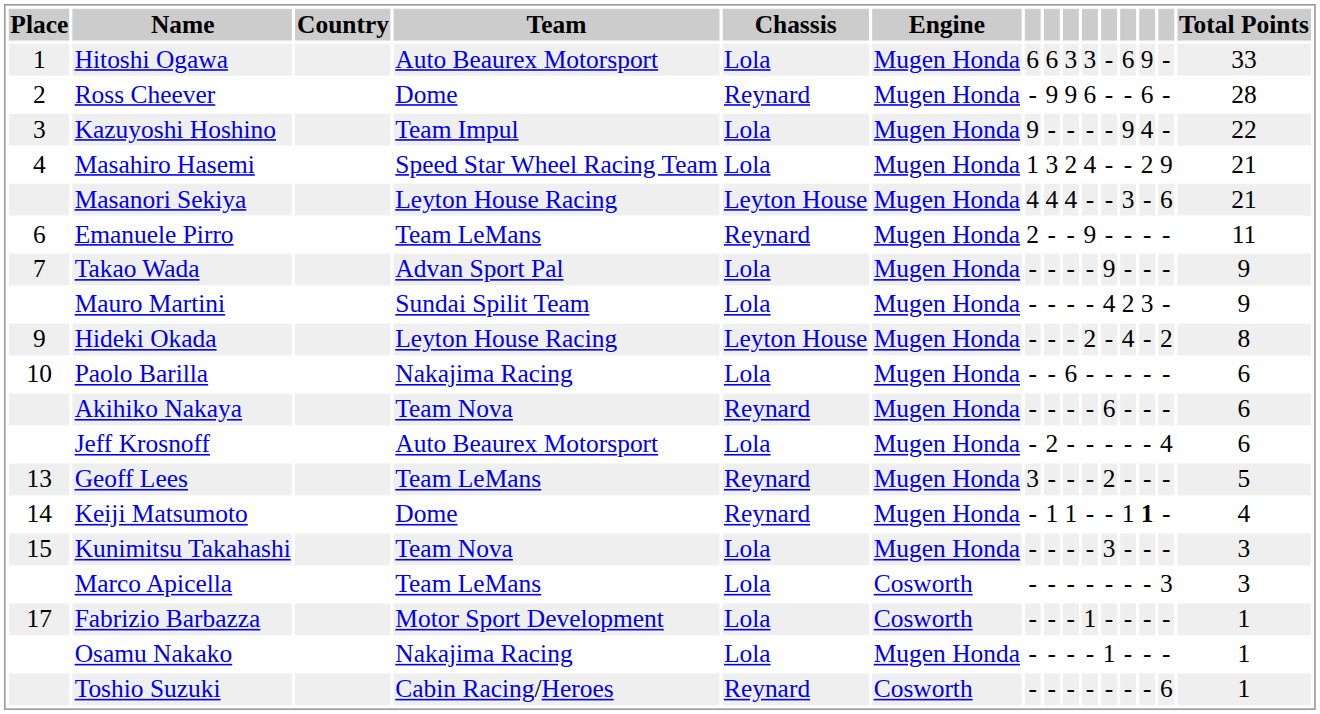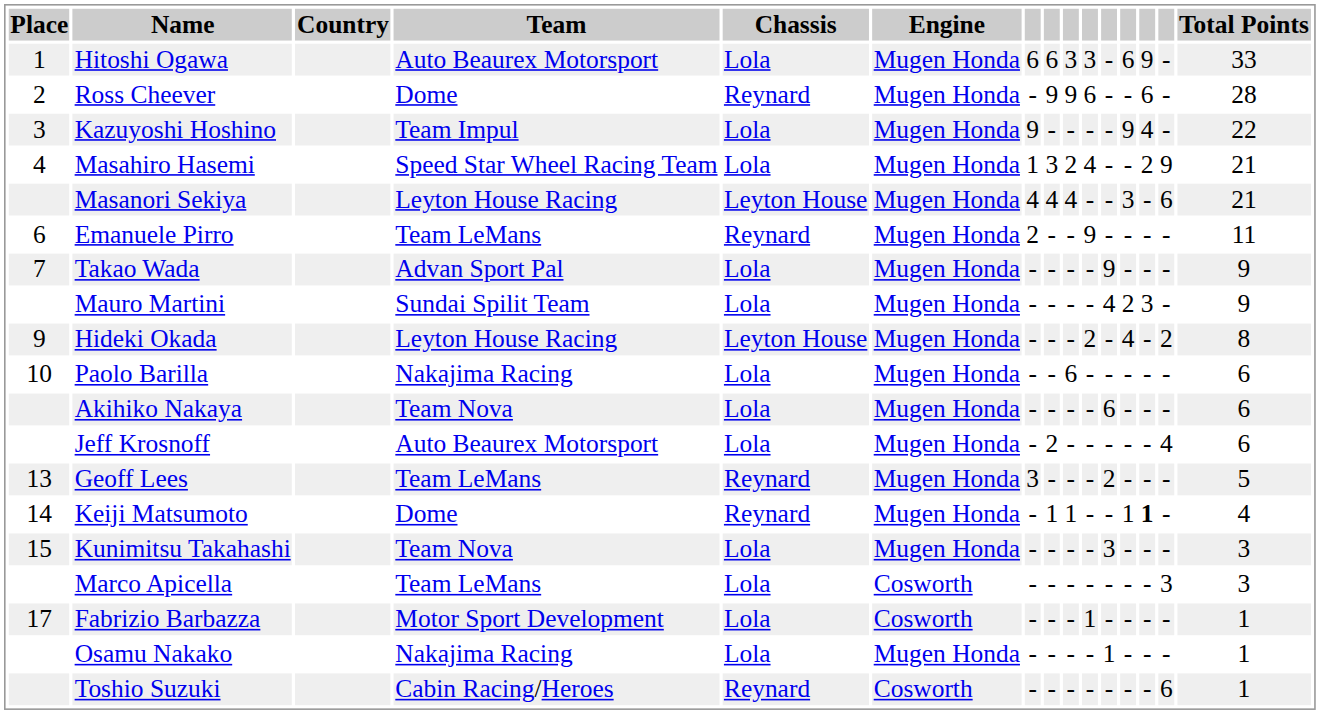(767, 409) Reynard -> (747, 409) Lola
